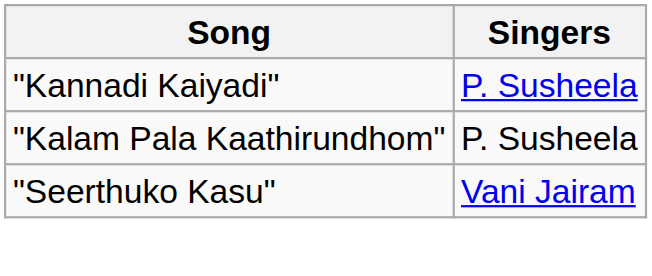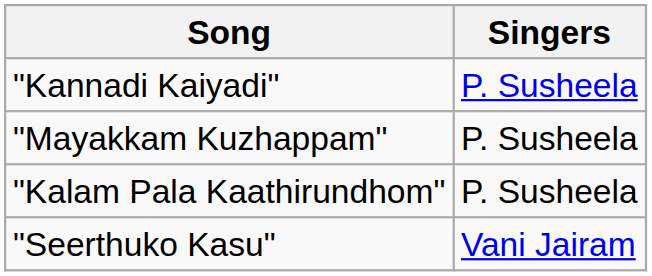+ row: (200, 138)
